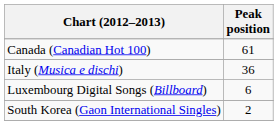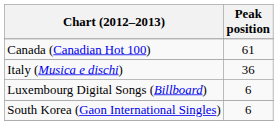(248, 110) 2 -> (248, 110) 6
